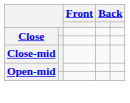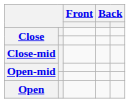+ row: (31, 89)
